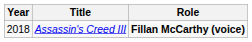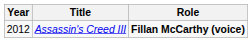(18, 29) 2018 -> (18, 29) 2012
